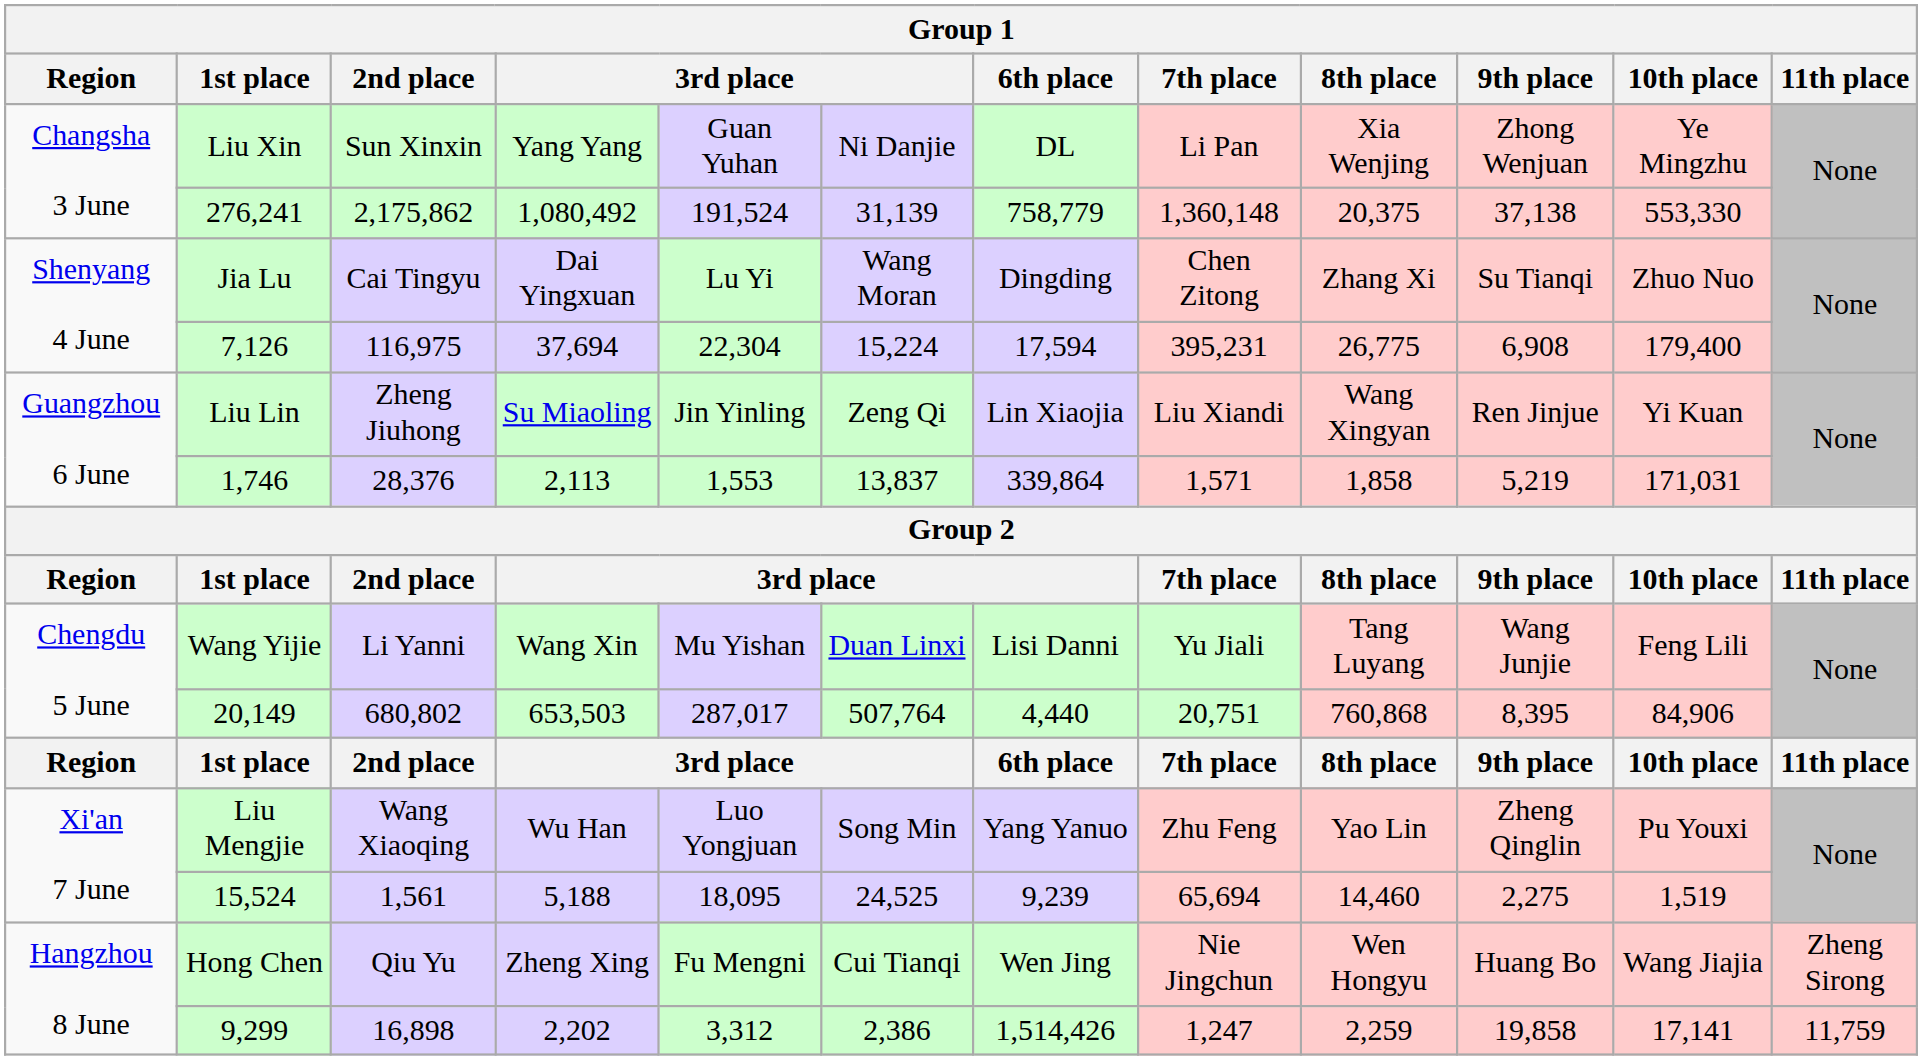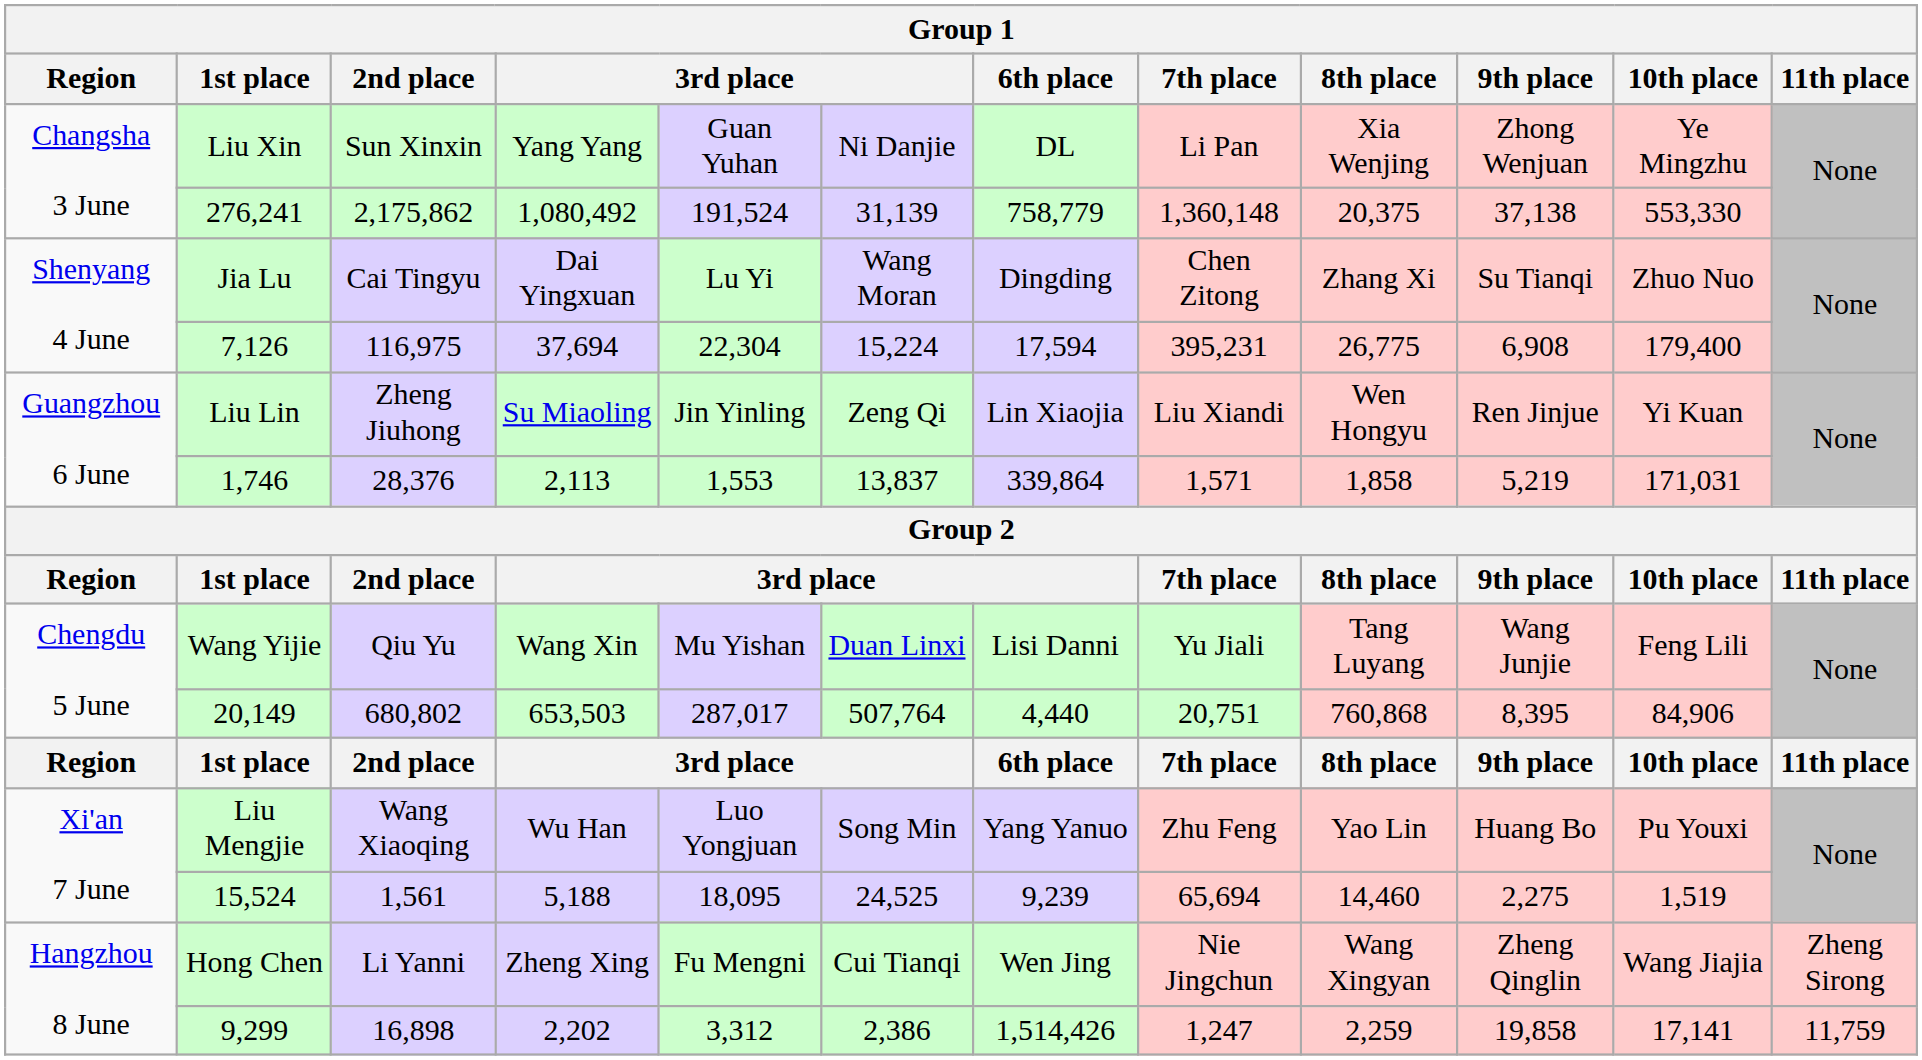(1379, 412) Wang Xingyan -> (1379, 412) Wen Hongyu
(413, 645) Li Yanni -> (413, 645) Qiu Yu
(1535, 828) Zheng Qinglin -> (1535, 828) Huang Bo
(413, 962) Qiu Yu -> (413, 962) Li Yanni
(1379, 962) Wen Hongyu -> (1379, 962) Wang Xingyan
(1535, 962) Huang Bo -> (1535, 962) Zheng Qinglin
